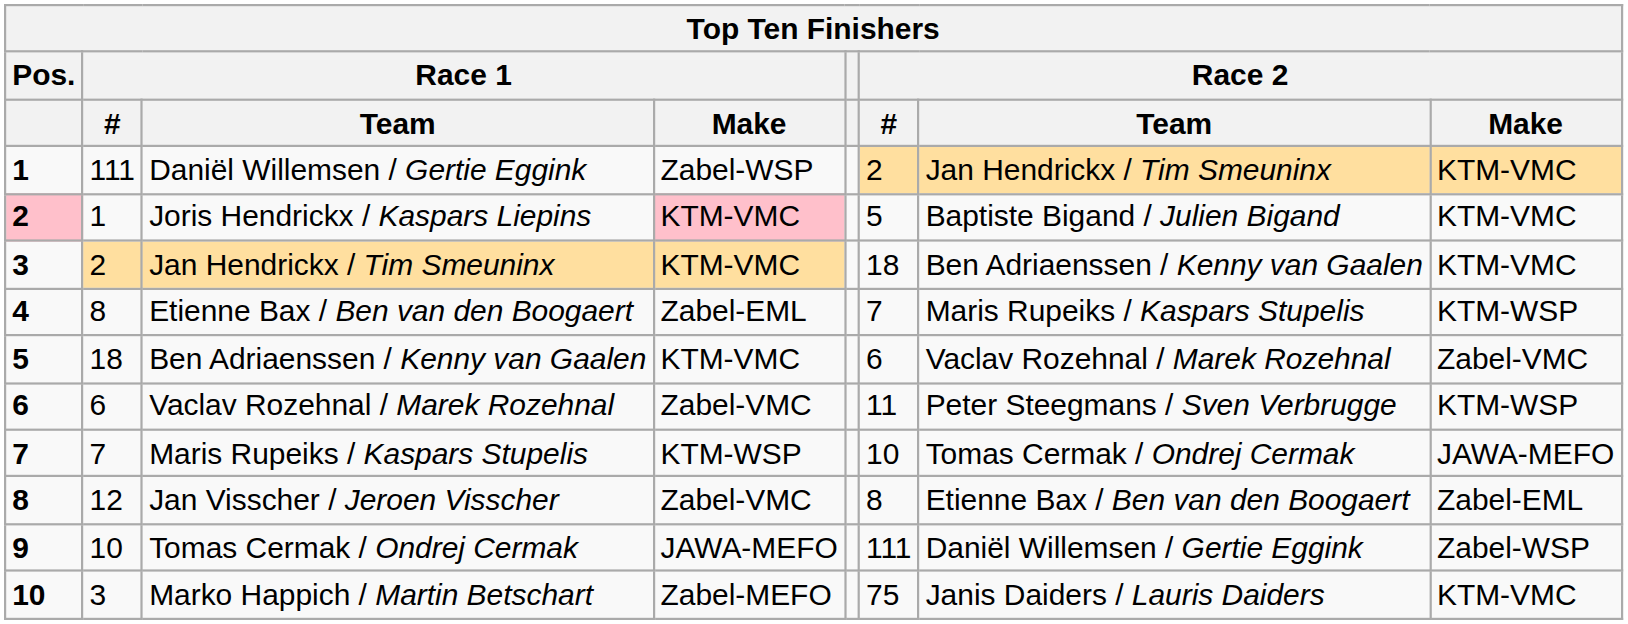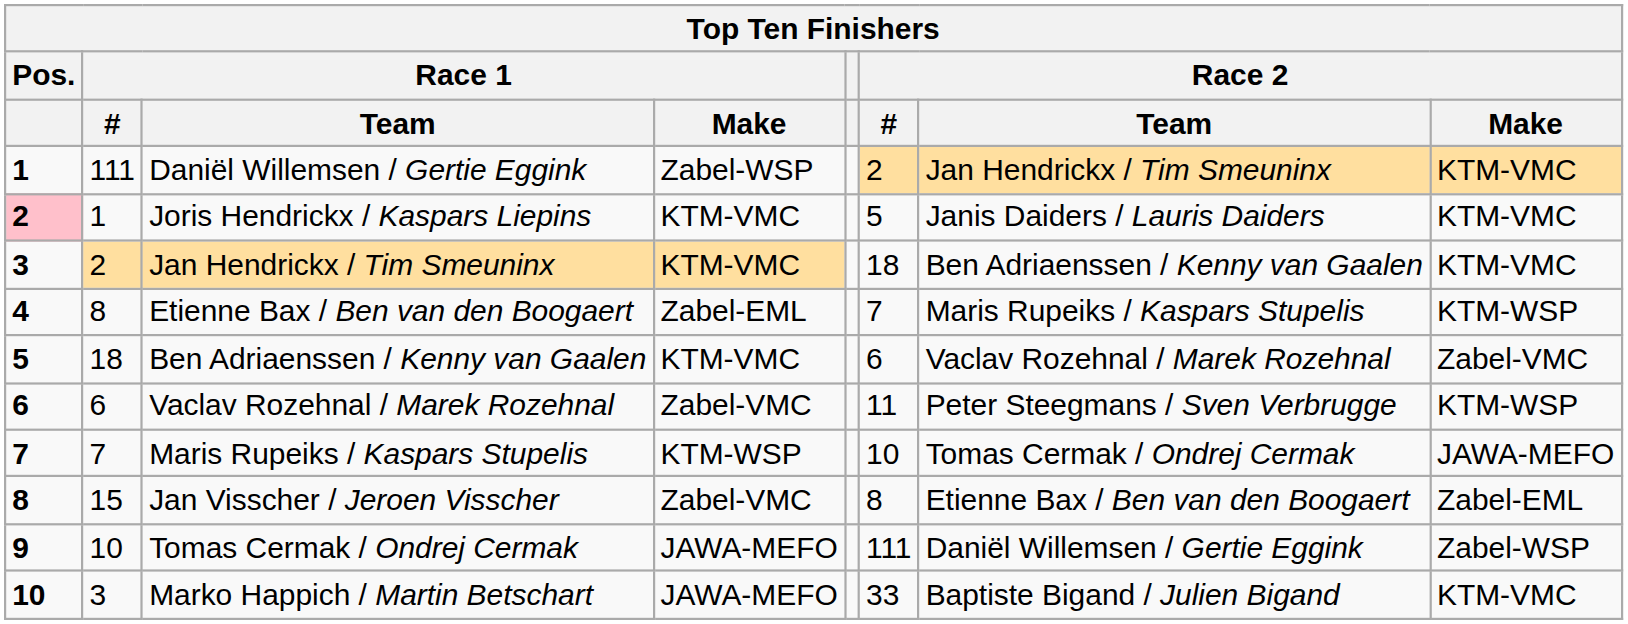(730, 217) pink background -> (730, 217) no background
(1133, 217) Baptiste Bigand / Julien Bigand -> (1125, 217) Janis Daiders / Lauris Daiders
(106, 500) 12 -> (106, 500) 15
(746, 594) Zabel-MEFO -> (749, 594) JAWA-MEFO
(883, 594) 75 -> (883, 594) 33
(1125, 594) Janis Daiders / Lauris Daiders -> (1133, 594) Baptiste Bigand / Julien Bigand
